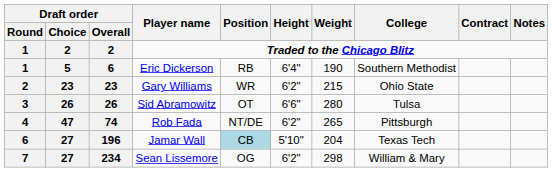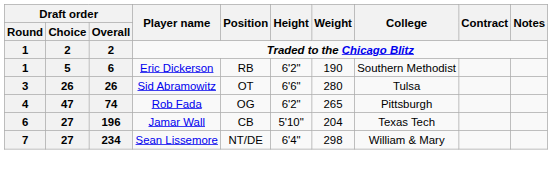(291, 68) 6'4" -> (291, 68) 6'2"
- row: (177, 86)
(246, 122) NT/DE -> (246, 104) OG
(246, 140) lightblue background -> (246, 122) no background
(246, 158) OG -> (246, 140) NT/DE
(291, 158) 6'2" -> (291, 140) 6'4"
